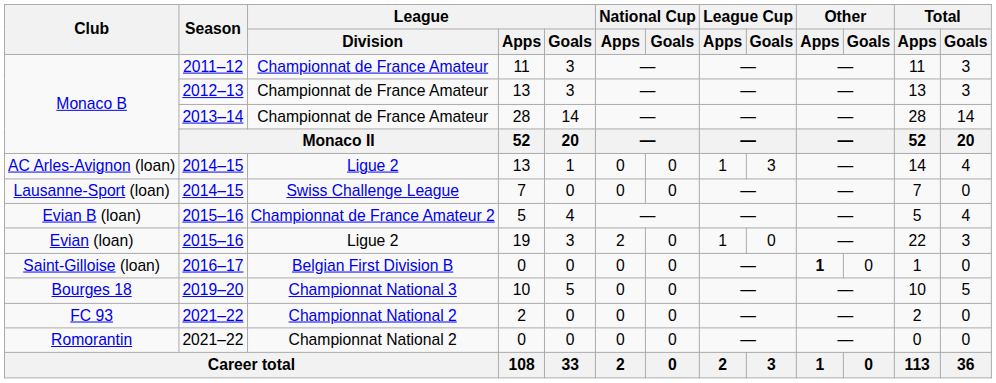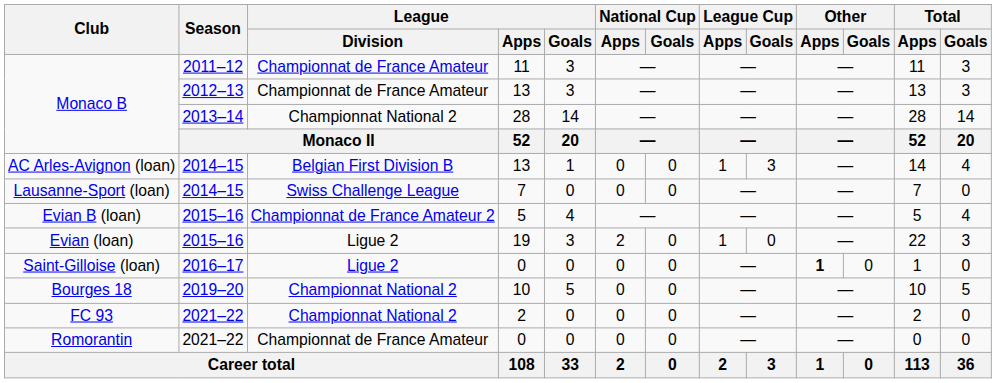(373, 116) Championnat de France Amateur -> (373, 116) Championnat National 2
(373, 166) Ligue 2 -> (373, 166) Belgian First Division B
(373, 265) Belgian First Division B -> (373, 265) Ligue 2
(373, 290) Championnat National 3 -> (373, 290) Championnat National 2
(373, 340) Championnat National 2 -> (373, 340) Championnat de France Amateur
